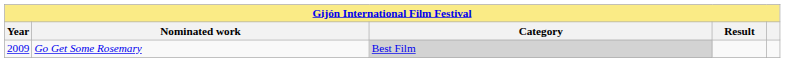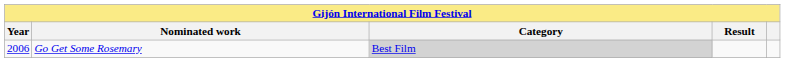(18, 48) 2009 -> (18, 48) 2006
